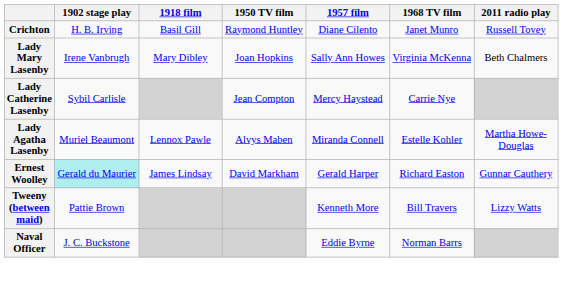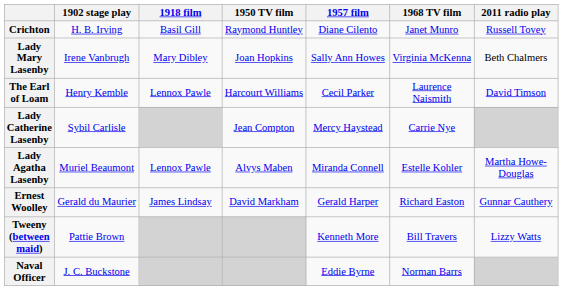+ row: (29, 92)
(97, 173) paleturquoise background -> (97, 202) no background
